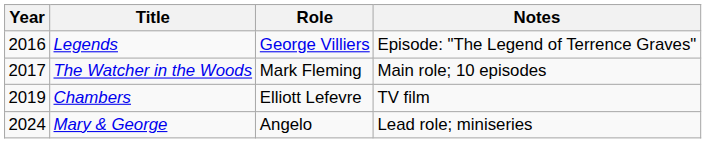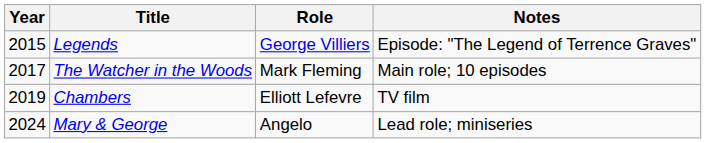(27, 44) 2016 -> (27, 44) 2015
